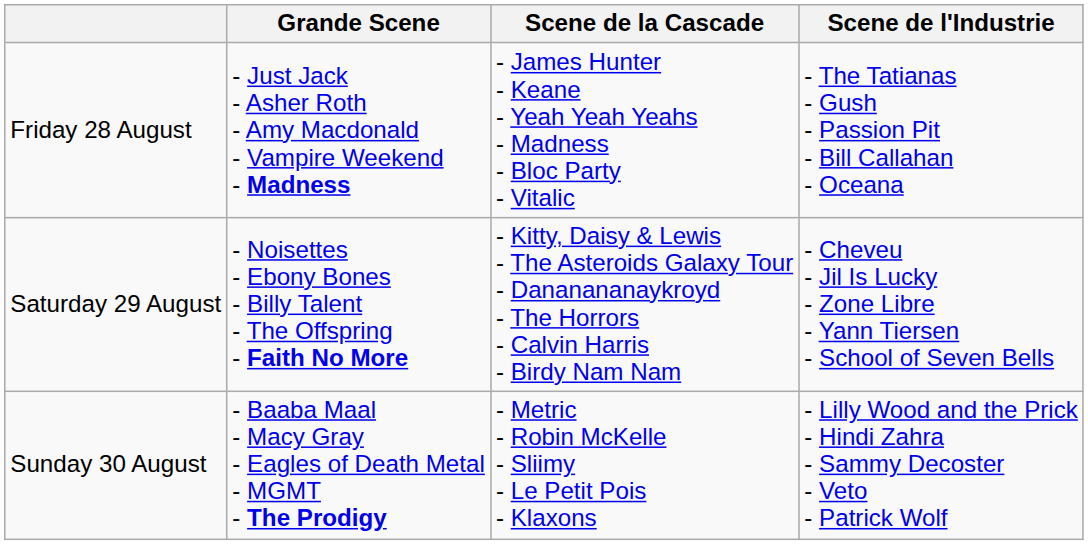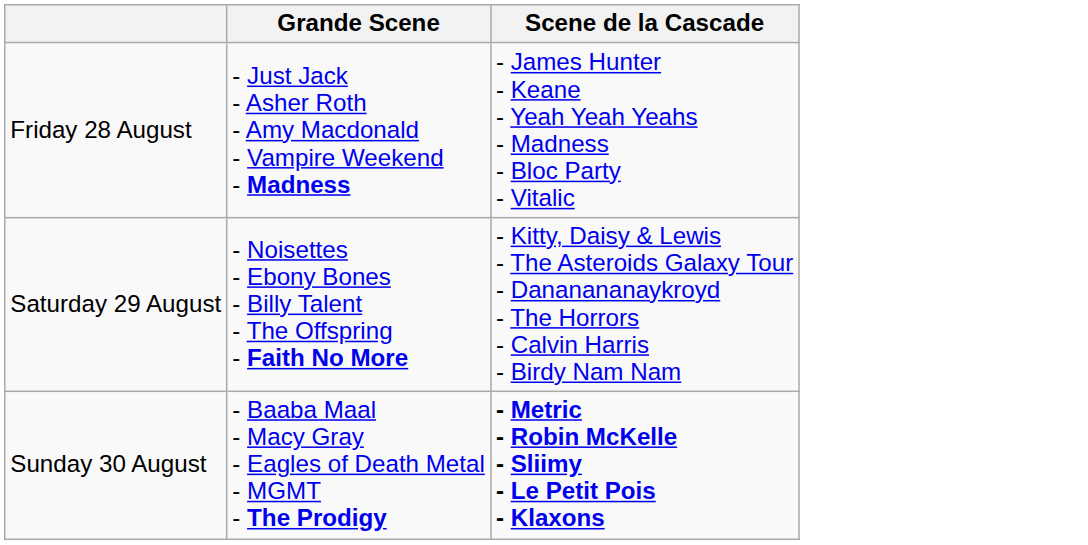- column: (941, 23)
(581, 464) normal -> (587, 464) bold
